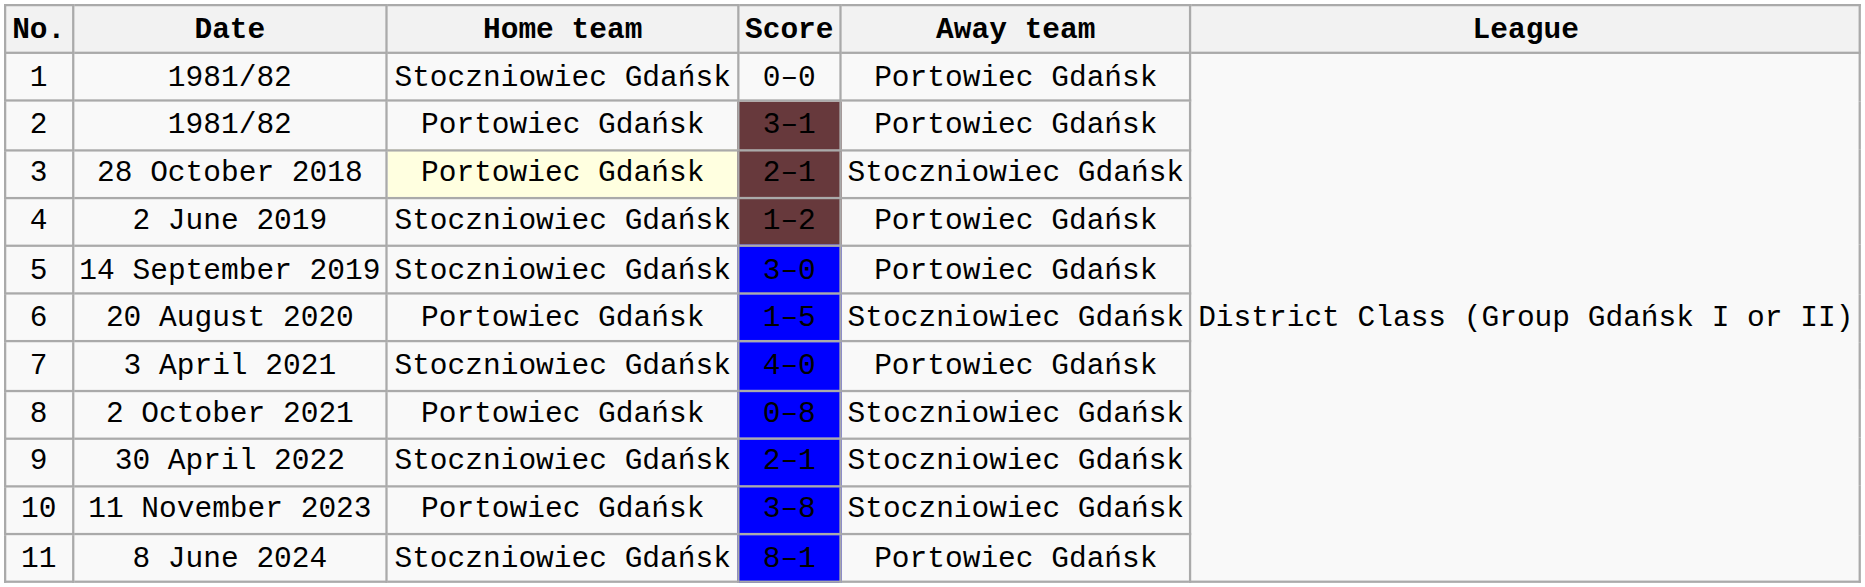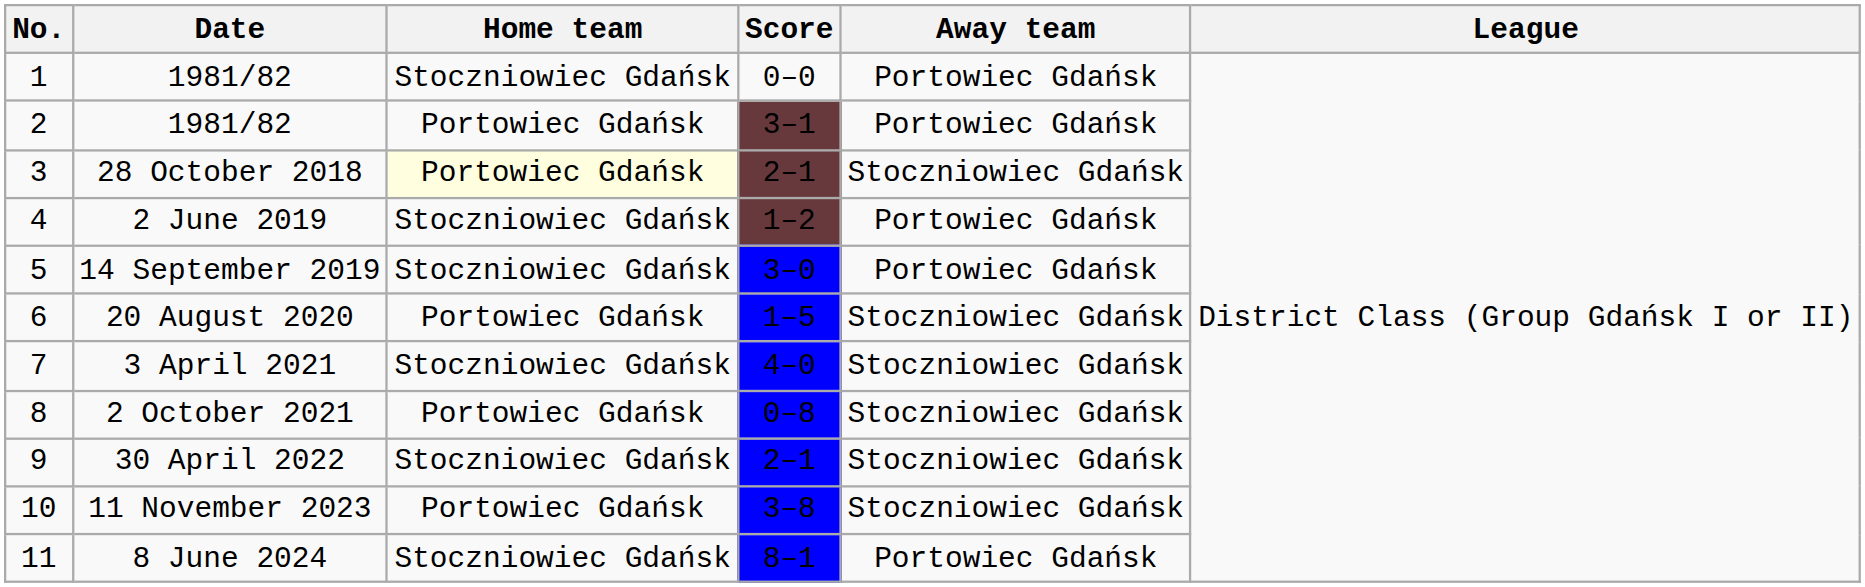(1016, 366) Portowiec Gdańsk -> (1016, 366) Stoczniowiec Gdańsk
